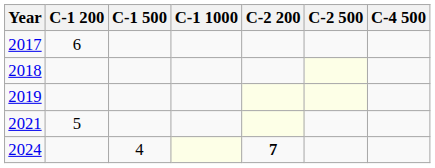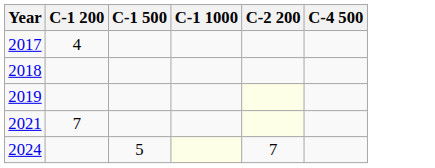- column: (336, 17)
(77, 44) 6 -> (77, 44) 4
(77, 123) 5 -> (77, 123) 7
(139, 149) 4 -> (139, 149) 5
(273, 149) bold -> (273, 149) normal
